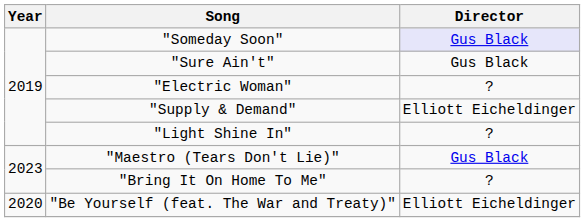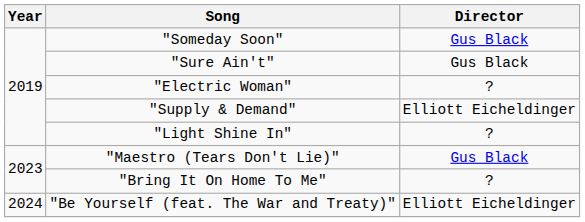(489, 40) lavender background -> (489, 40) no background
(25, 204) 2020 -> (25, 204) 2024
